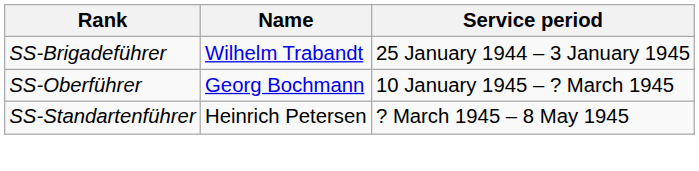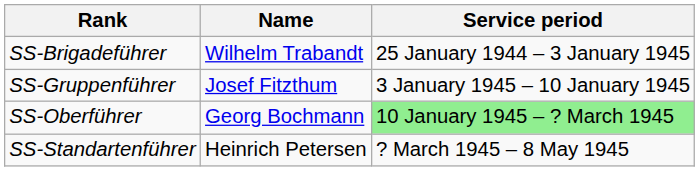+ row: (92, 85)
(525, 85) no background -> (525, 117) lightgreen background
